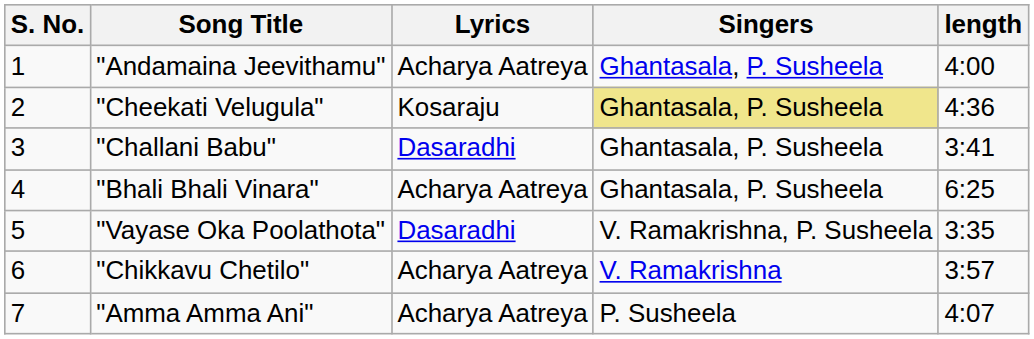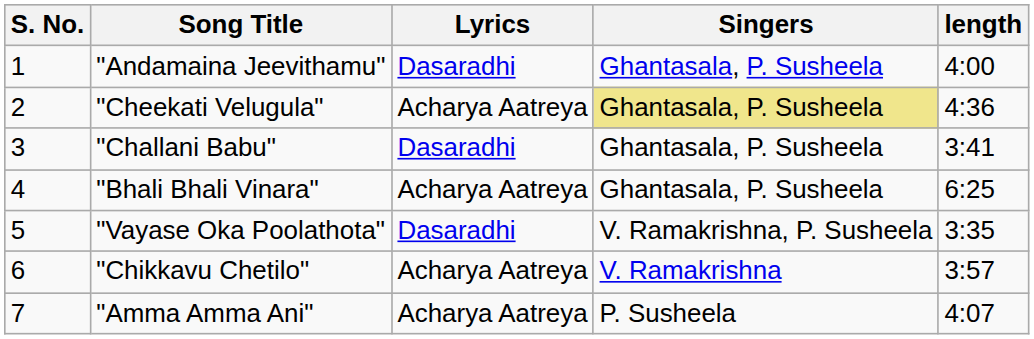(493, 66) Acharya Aatreya -> (457, 66) Dasaradhi
(449, 107) Kosaraju -> (493, 107) Acharya Aatreya
